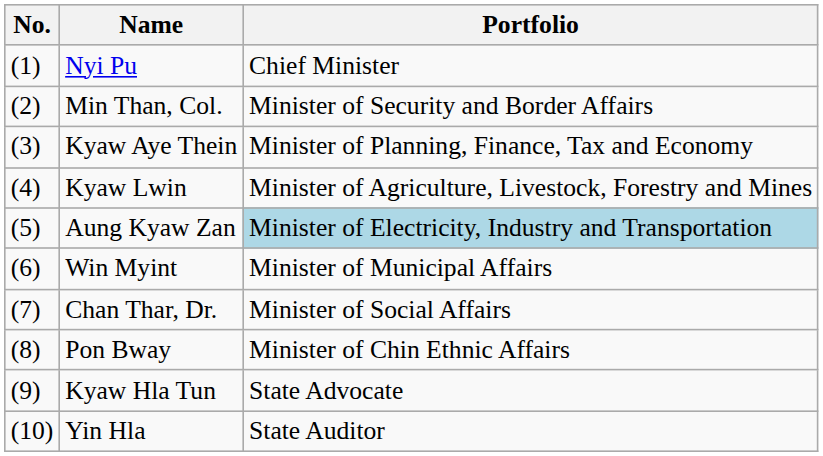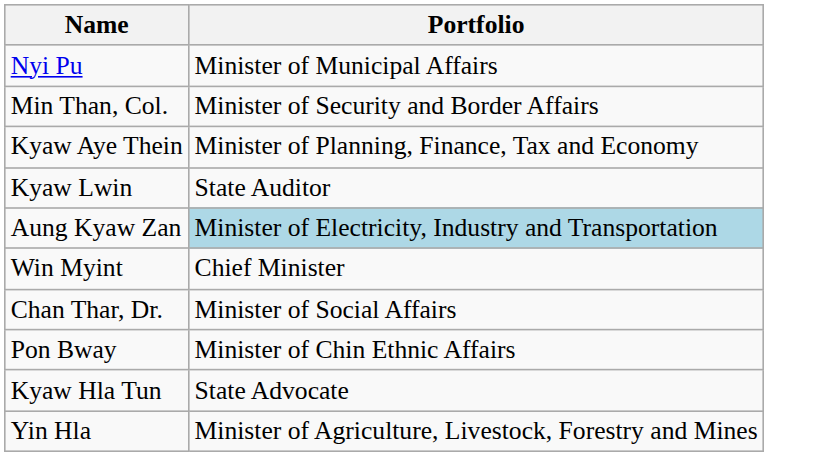- column: (32, 24)
(324, 65) Chief Minister -> (346, 65) Minister of Municipal Affairs
(531, 187) Minister of Agriculture, Livestock, Forestry and Mines -> (262, 187) State Auditor
(401, 268) Minister of Municipal Affairs -> (270, 268) Chief Minister
(317, 430) State Auditor -> (476, 430) Minister of Agriculture, Livestock, Forestry and Mines
